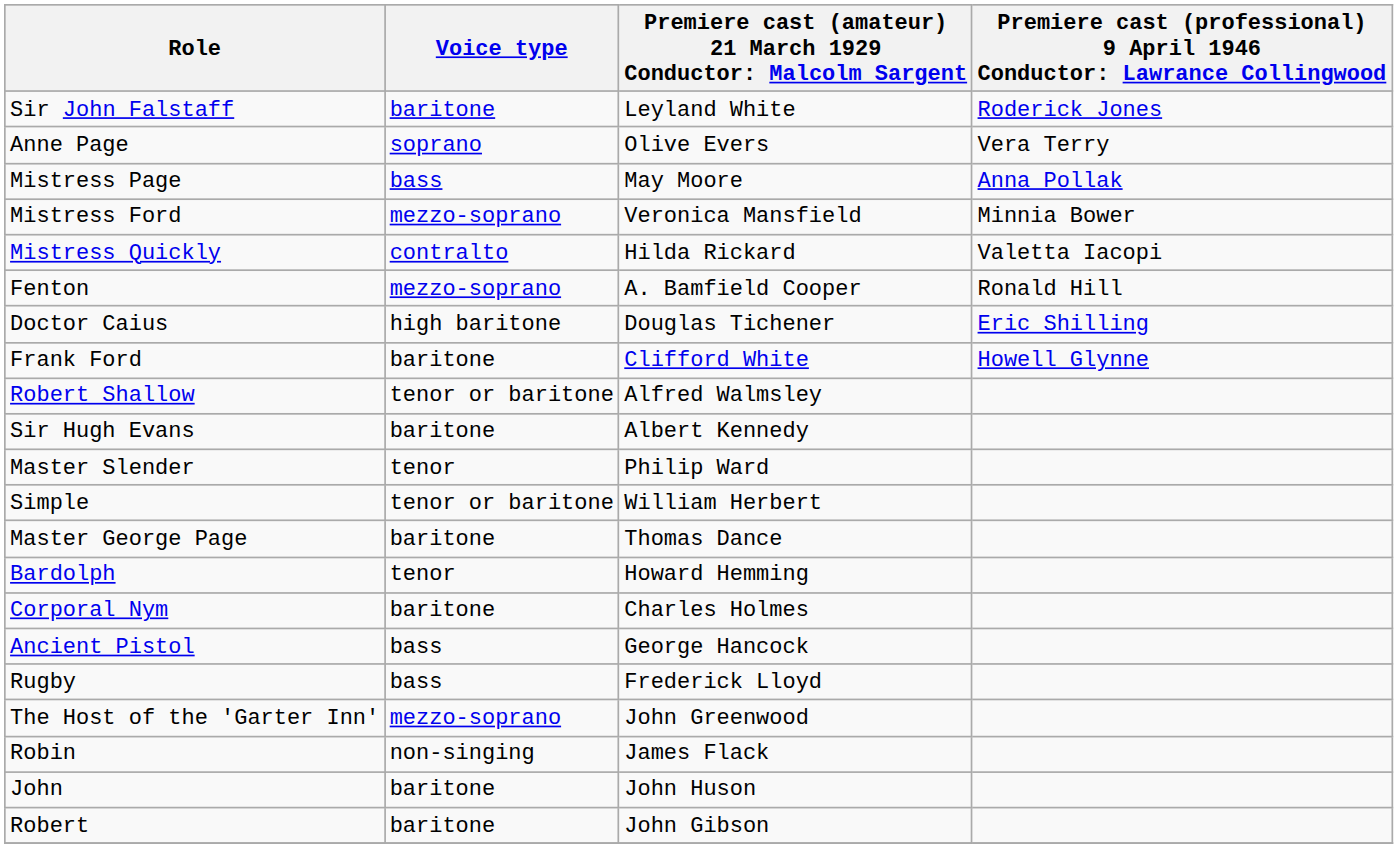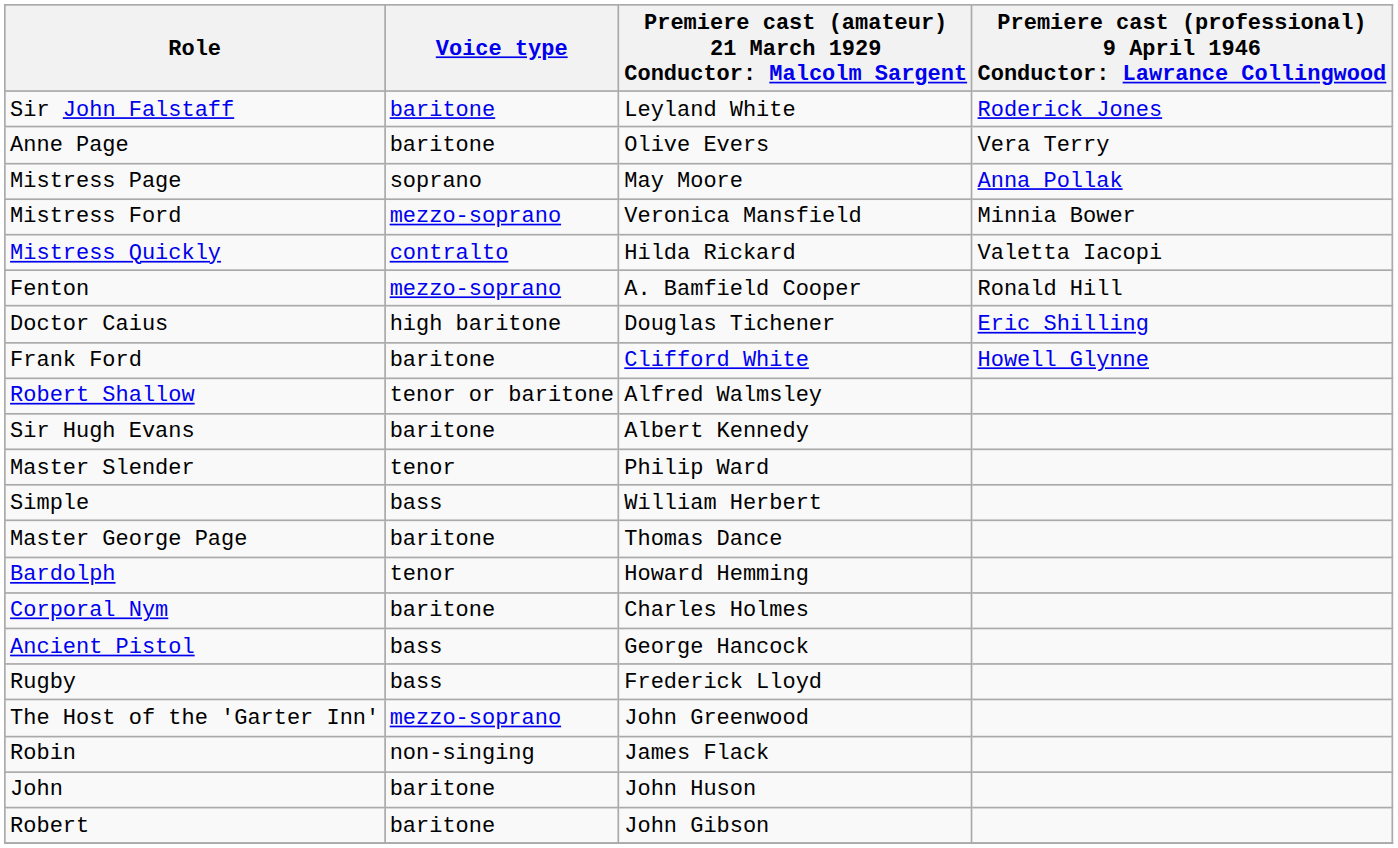(436, 145) soprano -> (442, 145) baritone
(416, 181) bass -> (436, 181) soprano
(502, 503) tenor or baritone -> (416, 503) bass
